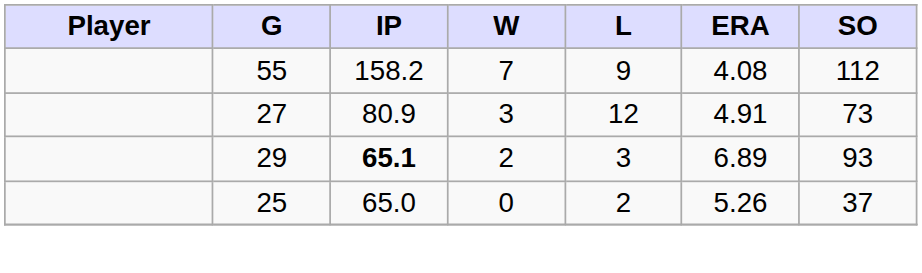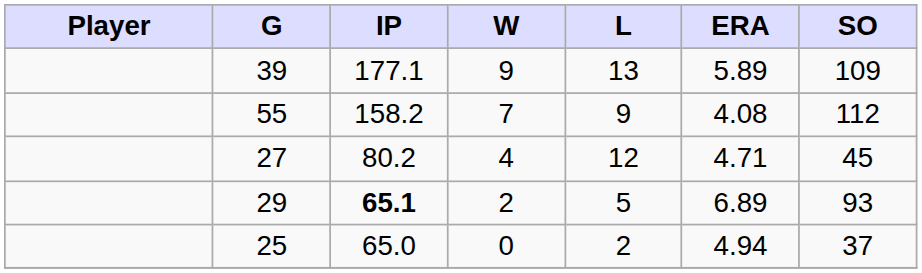+ row: (272, 70)
(389, 114) 80.9 -> (389, 158) 80.2
(506, 114) 3 -> (506, 158) 4
(741, 114) 4.91 -> (741, 158) 4.71
(858, 114) 73 -> (858, 158) 45
(623, 158) 3 -> (623, 202) 5
(741, 202) 5.26 -> (741, 245) 4.94
